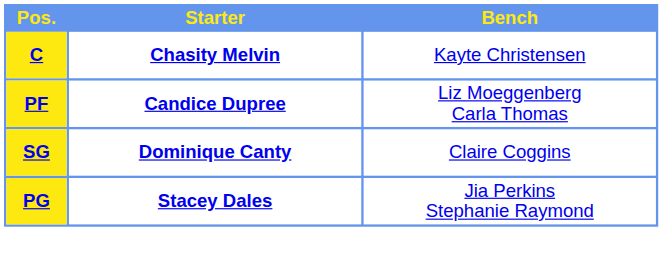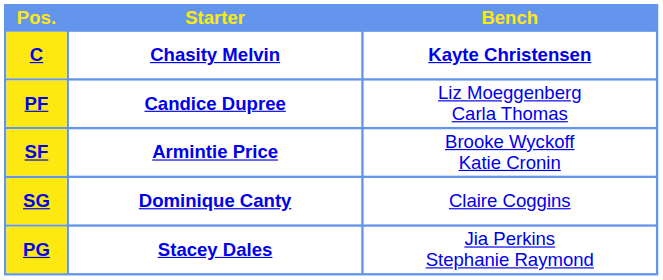(510, 54) normal -> (510, 54) bold
+ row: (36, 152)
